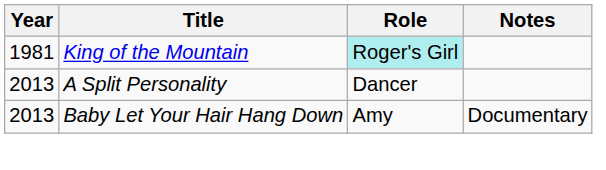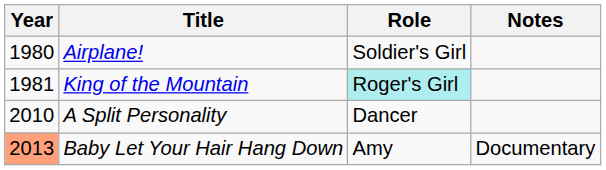+ row: (103, 52)
(32, 84) 2013 -> (32, 116) 2010
(32, 116) no background -> (32, 148) lightsalmon background
